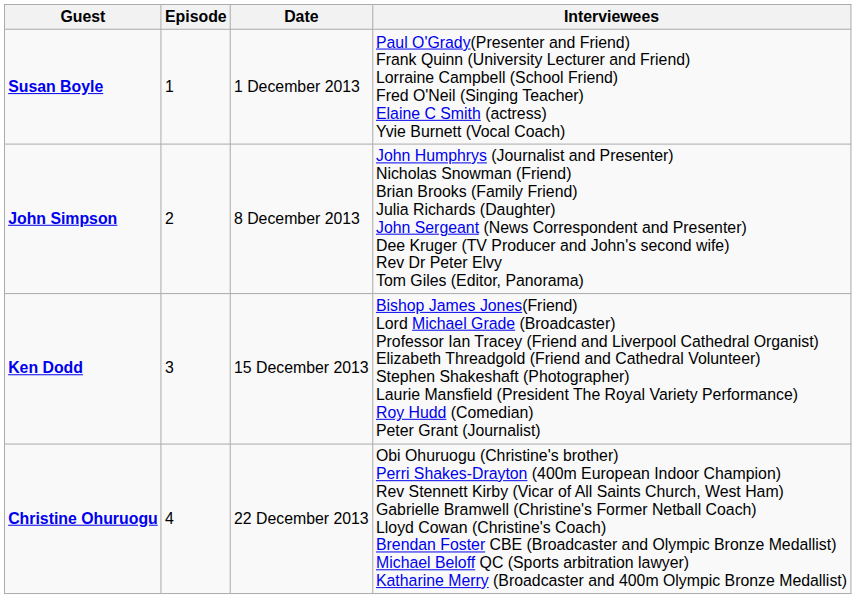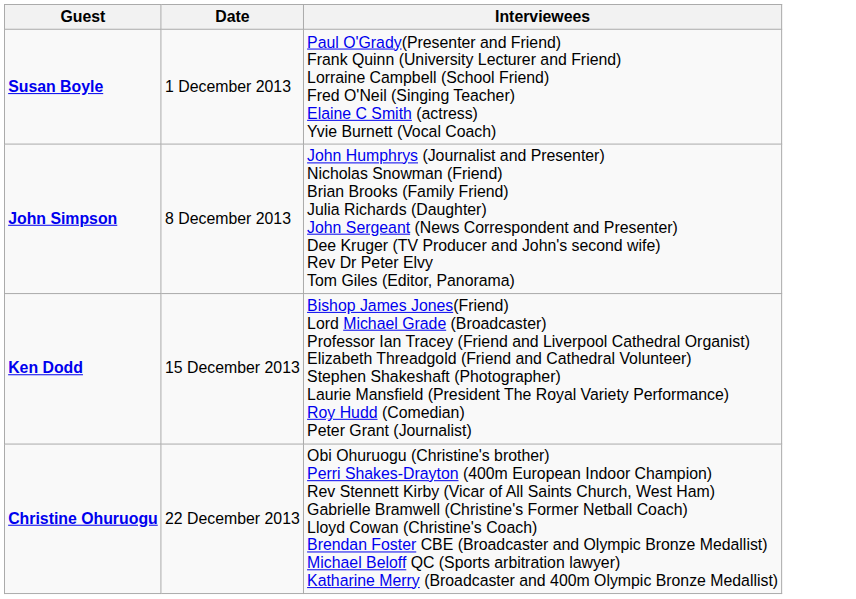- column: (196, 17)
